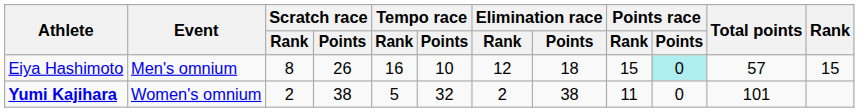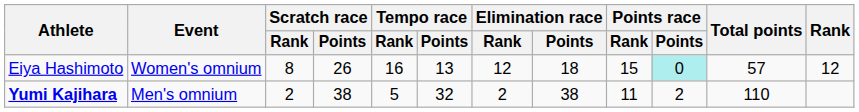(184, 68) Men's omnium -> (196, 68) Women's omnium
(444, 68) 10 -> (444, 68) 13
(830, 68) 15 -> (830, 68) 12
(196, 94) Women's omnium -> (184, 94) Men's omnium
(679, 94) 0 -> (679, 94) 2
(756, 94) 101 -> (756, 94) 110
